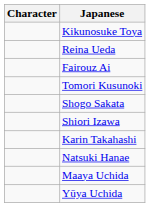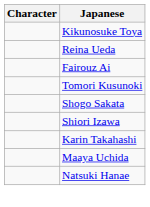rows swapped: (95, 175) <-> (96, 157)
- row: (92, 193)
